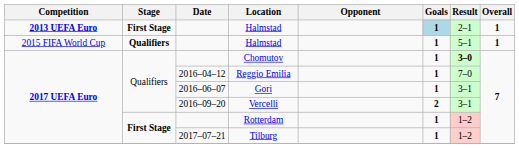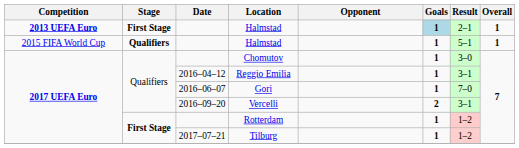(465, 58) bold -> (465, 58) normal
(465, 74) 7–0 -> (465, 74) 3–1
(465, 89) 3–1 -> (465, 89) 7–0
